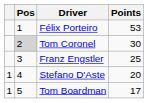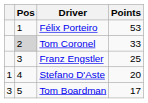(136, 44) 30 -> (136, 44) 33
(9, 91) 1 -> (9, 91) 3
